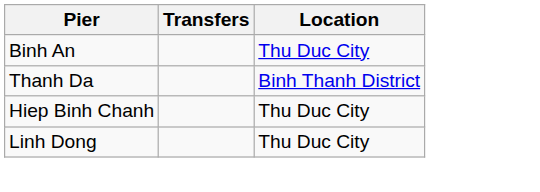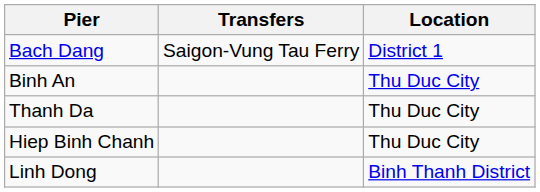+ row: (57, 50)
(339, 80) Binh Thanh District -> (424, 111) Thu Duc City
(314, 141) Thu Duc City -> (449, 171) Binh Thanh District
